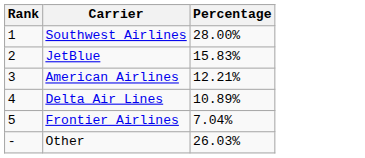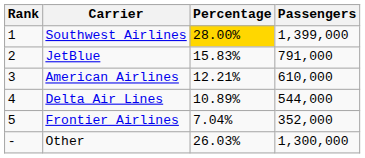+ column: (317, 15)
(217, 37) no background -> (217, 37) gold background
